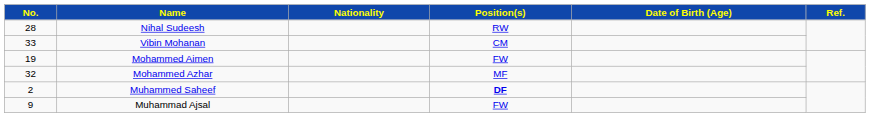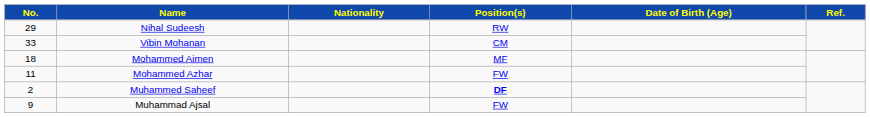(31, 28) 28 -> (31, 28) 29
(31, 59) 19 -> (31, 59) 18
(500, 59) FW -> (500, 59) MF
(31, 74) 32 -> (31, 74) 11
(500, 74) MF -> (500, 74) FW
